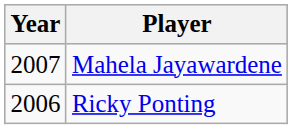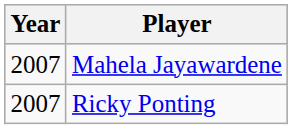(35, 103) 2006 -> (35, 103) 2007
